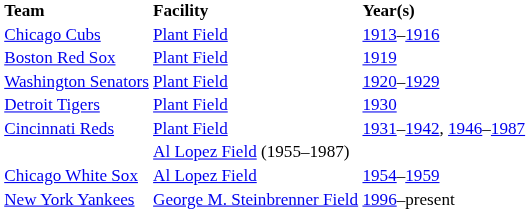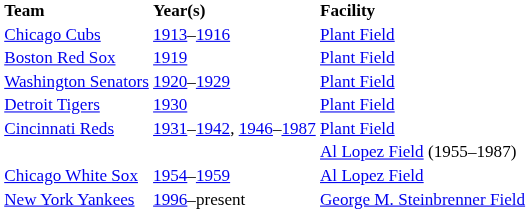columns swapped: (389, 10) <-> (181, 10)
